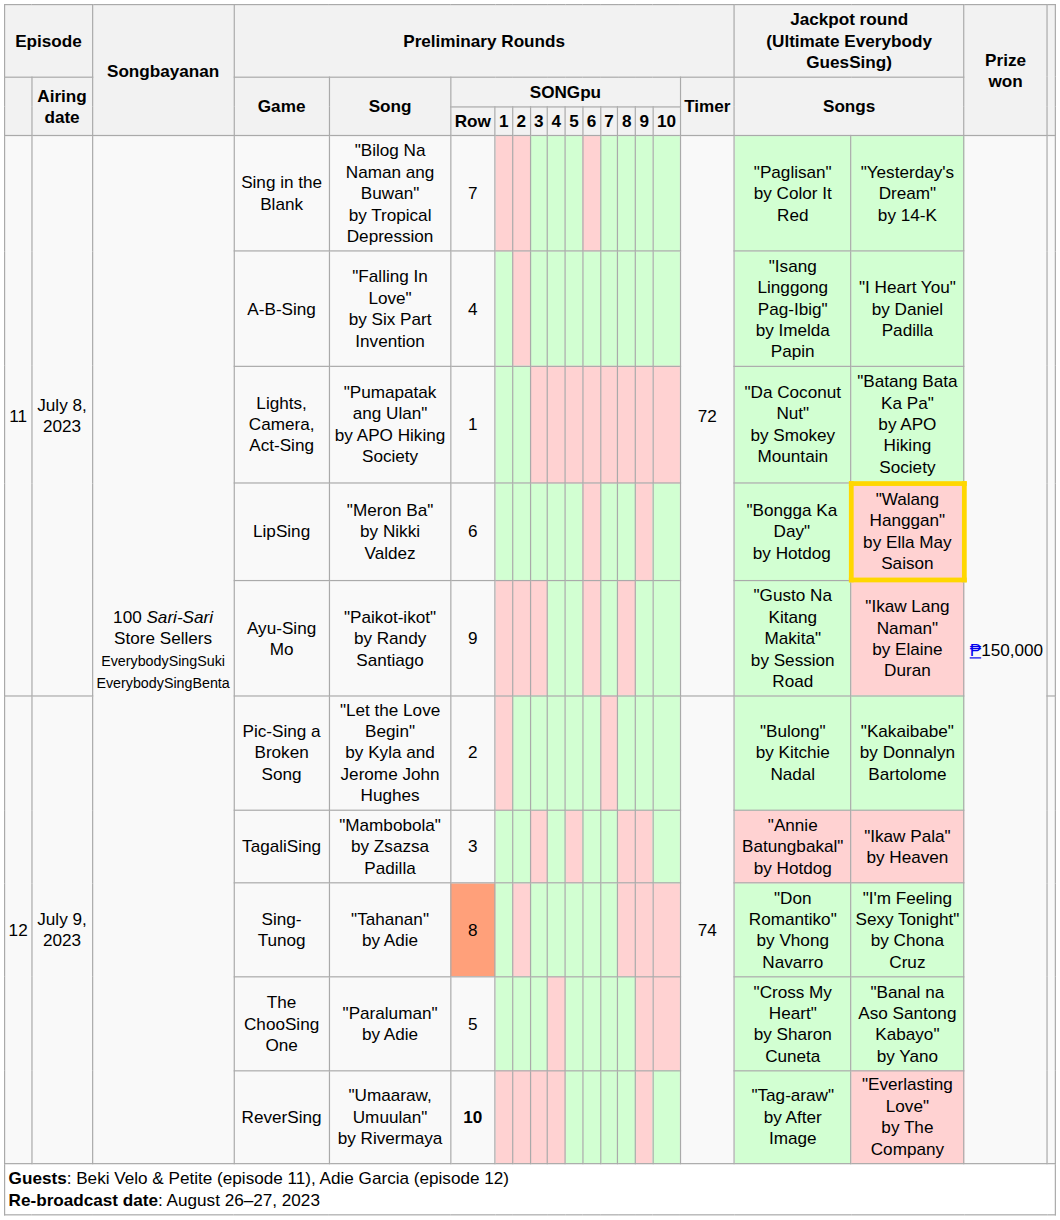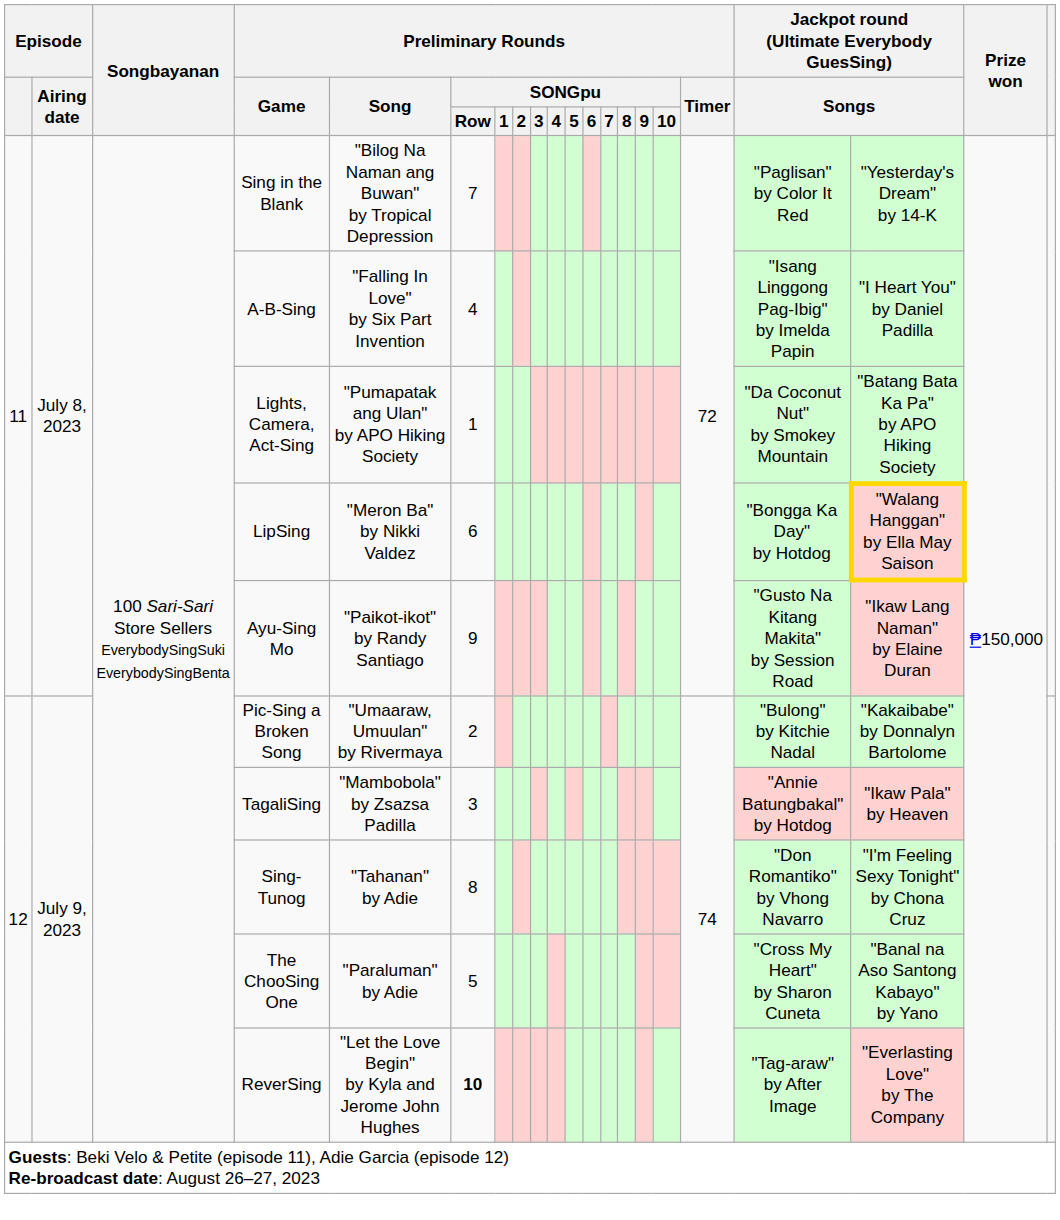(390, 753) "Let the Love Begin" by Kyla and Jerome John Hughes -> (390, 732) "Umaaraw, Umuulan" by Rivermaya
(473, 930) lightsalmon background -> (473, 887) no background
(390, 1117) "Umaaraw, Umuulan" by Rivermaya -> (390, 1085) "Let the Love Begin" by Kyla and Jerome John Hughes
